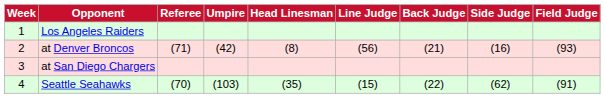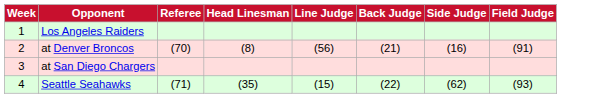- column: (226, 13)
(181, 48) (71) -> (181, 48) (70)
(567, 48) (93) -> (523, 48) (91)
(181, 84) (70) -> (181, 84) (71)
(567, 84) (91) -> (523, 84) (93)
